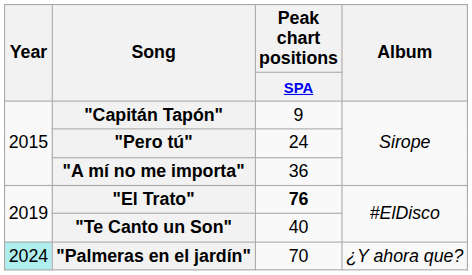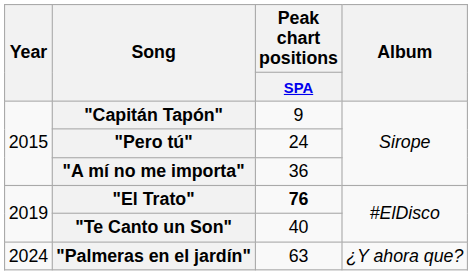(28, 255) paleturquoise background -> (28, 255) no background
(299, 255) 70 -> (299, 255) 63
